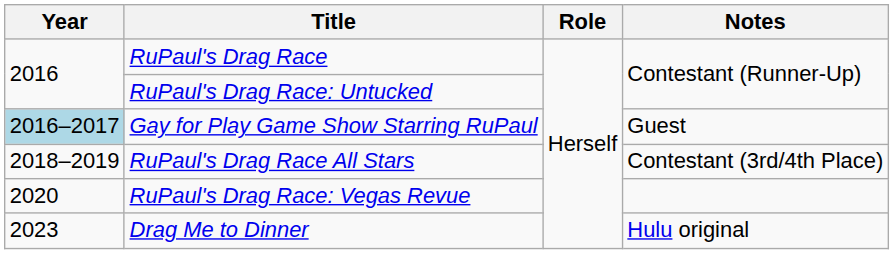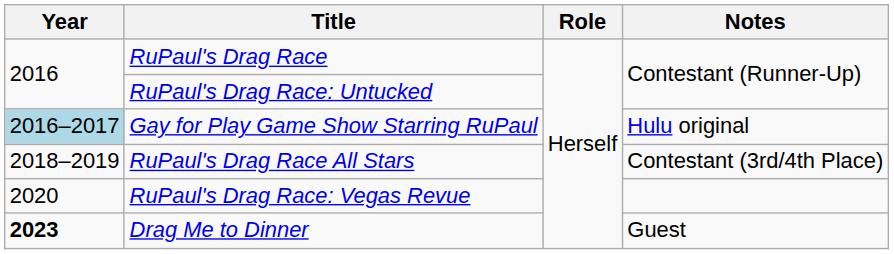(657, 126) Guest -> (688, 126) Hulu original
(34, 230) normal -> (34, 230) bold
(688, 230) Hulu original -> (657, 230) Guest
